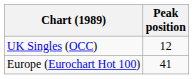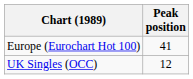rows swapped: (74, 64) <-> (52, 45)
